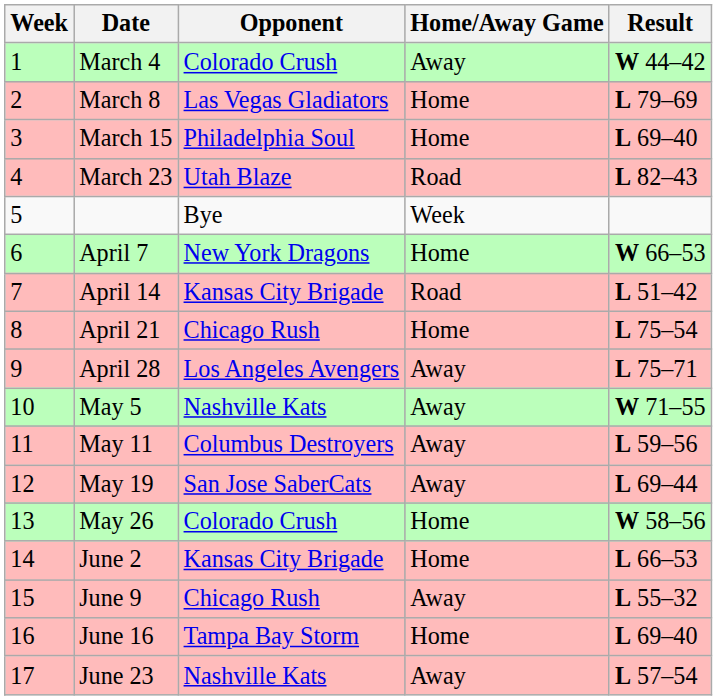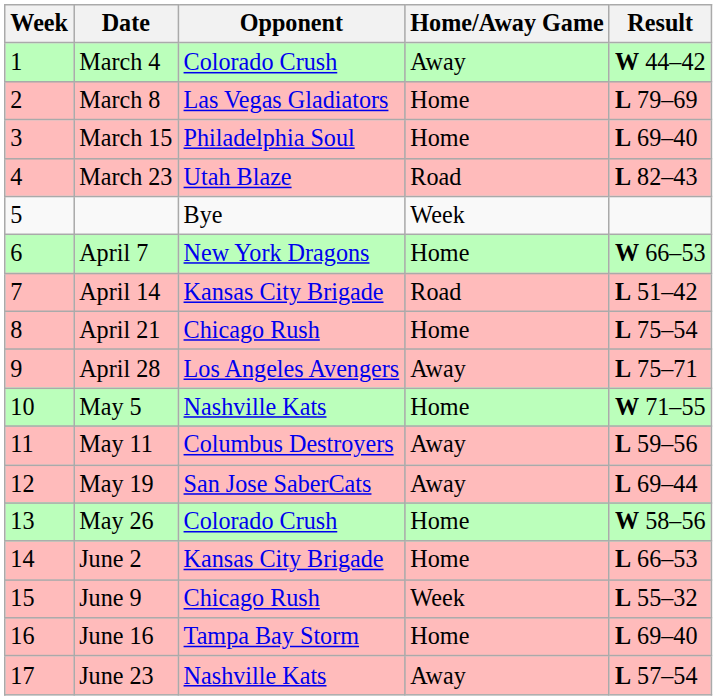(438, 406) Away -> (440, 406) Home
(438, 598) Away -> (438, 598) Week
